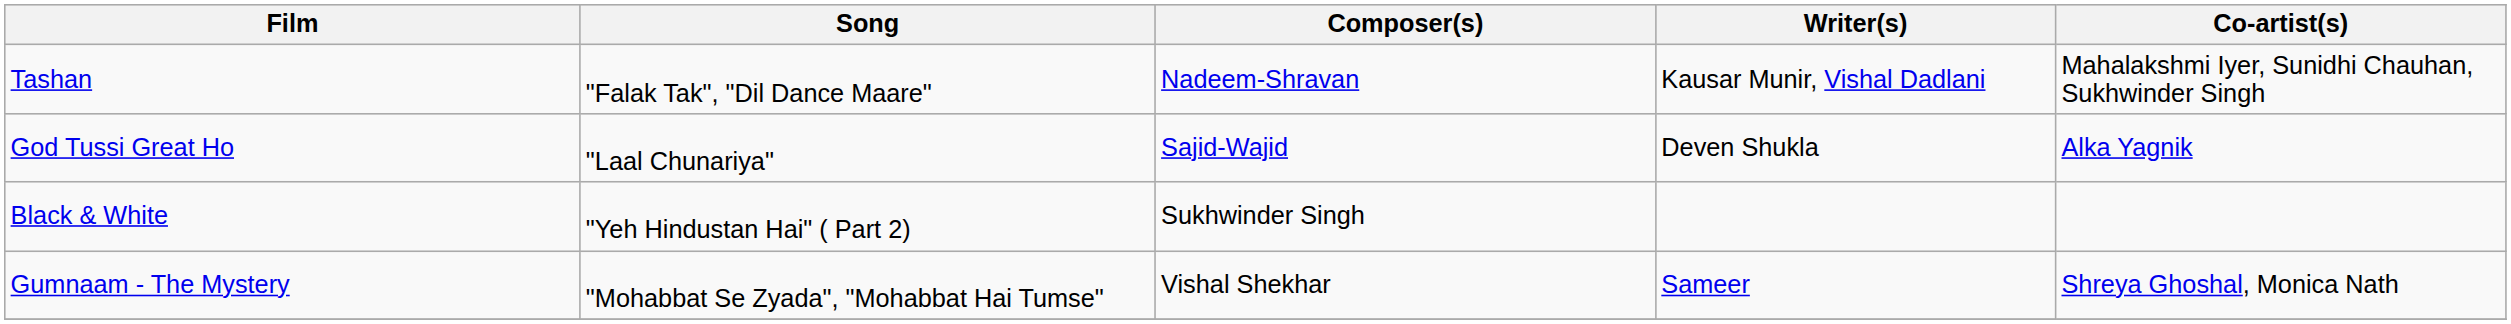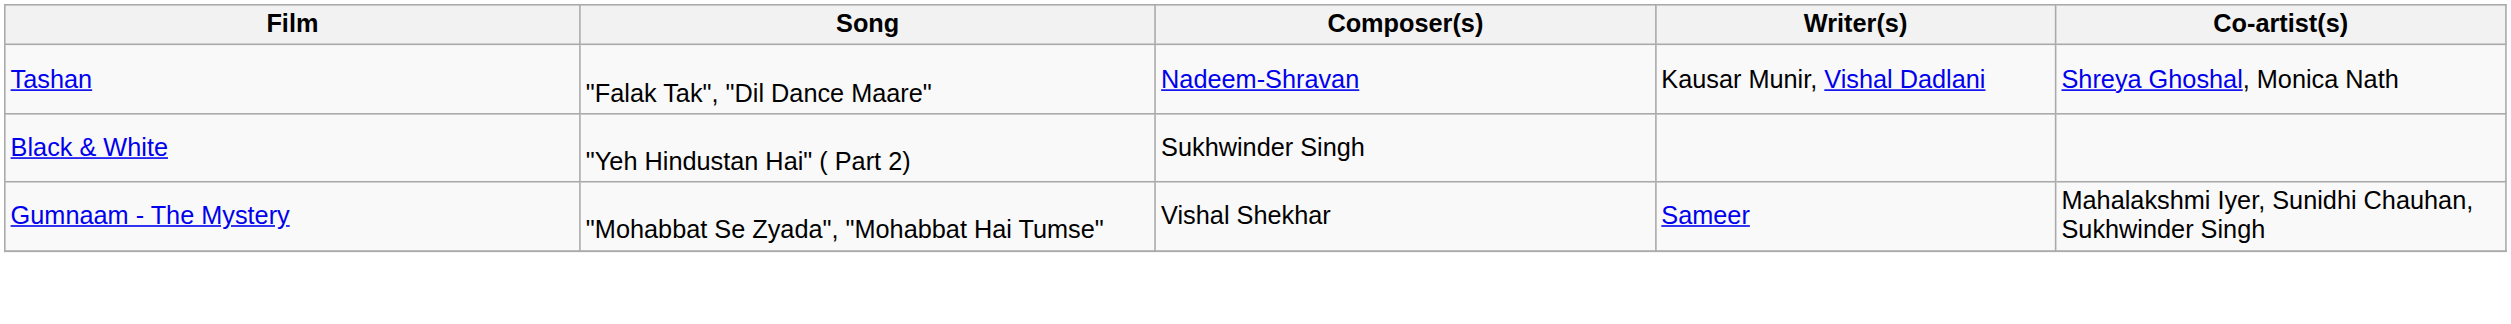(2267, 78) Mahalakshmi Iyer, Sunidhi Chauhan, Sukhwinder Singh -> (2230, 78) Shreya Ghoshal, Monica Nath
- row: (122, 147)
(2230, 284) Shreya Ghoshal, Monica Nath -> (2267, 215) Mahalakshmi Iyer, Sunidhi Chauhan, Sukhwinder Singh
